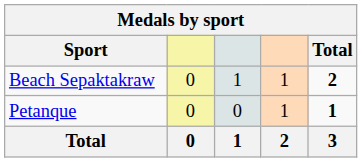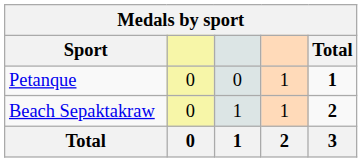rows swapped: (82, 80) <-> (43, 111)
